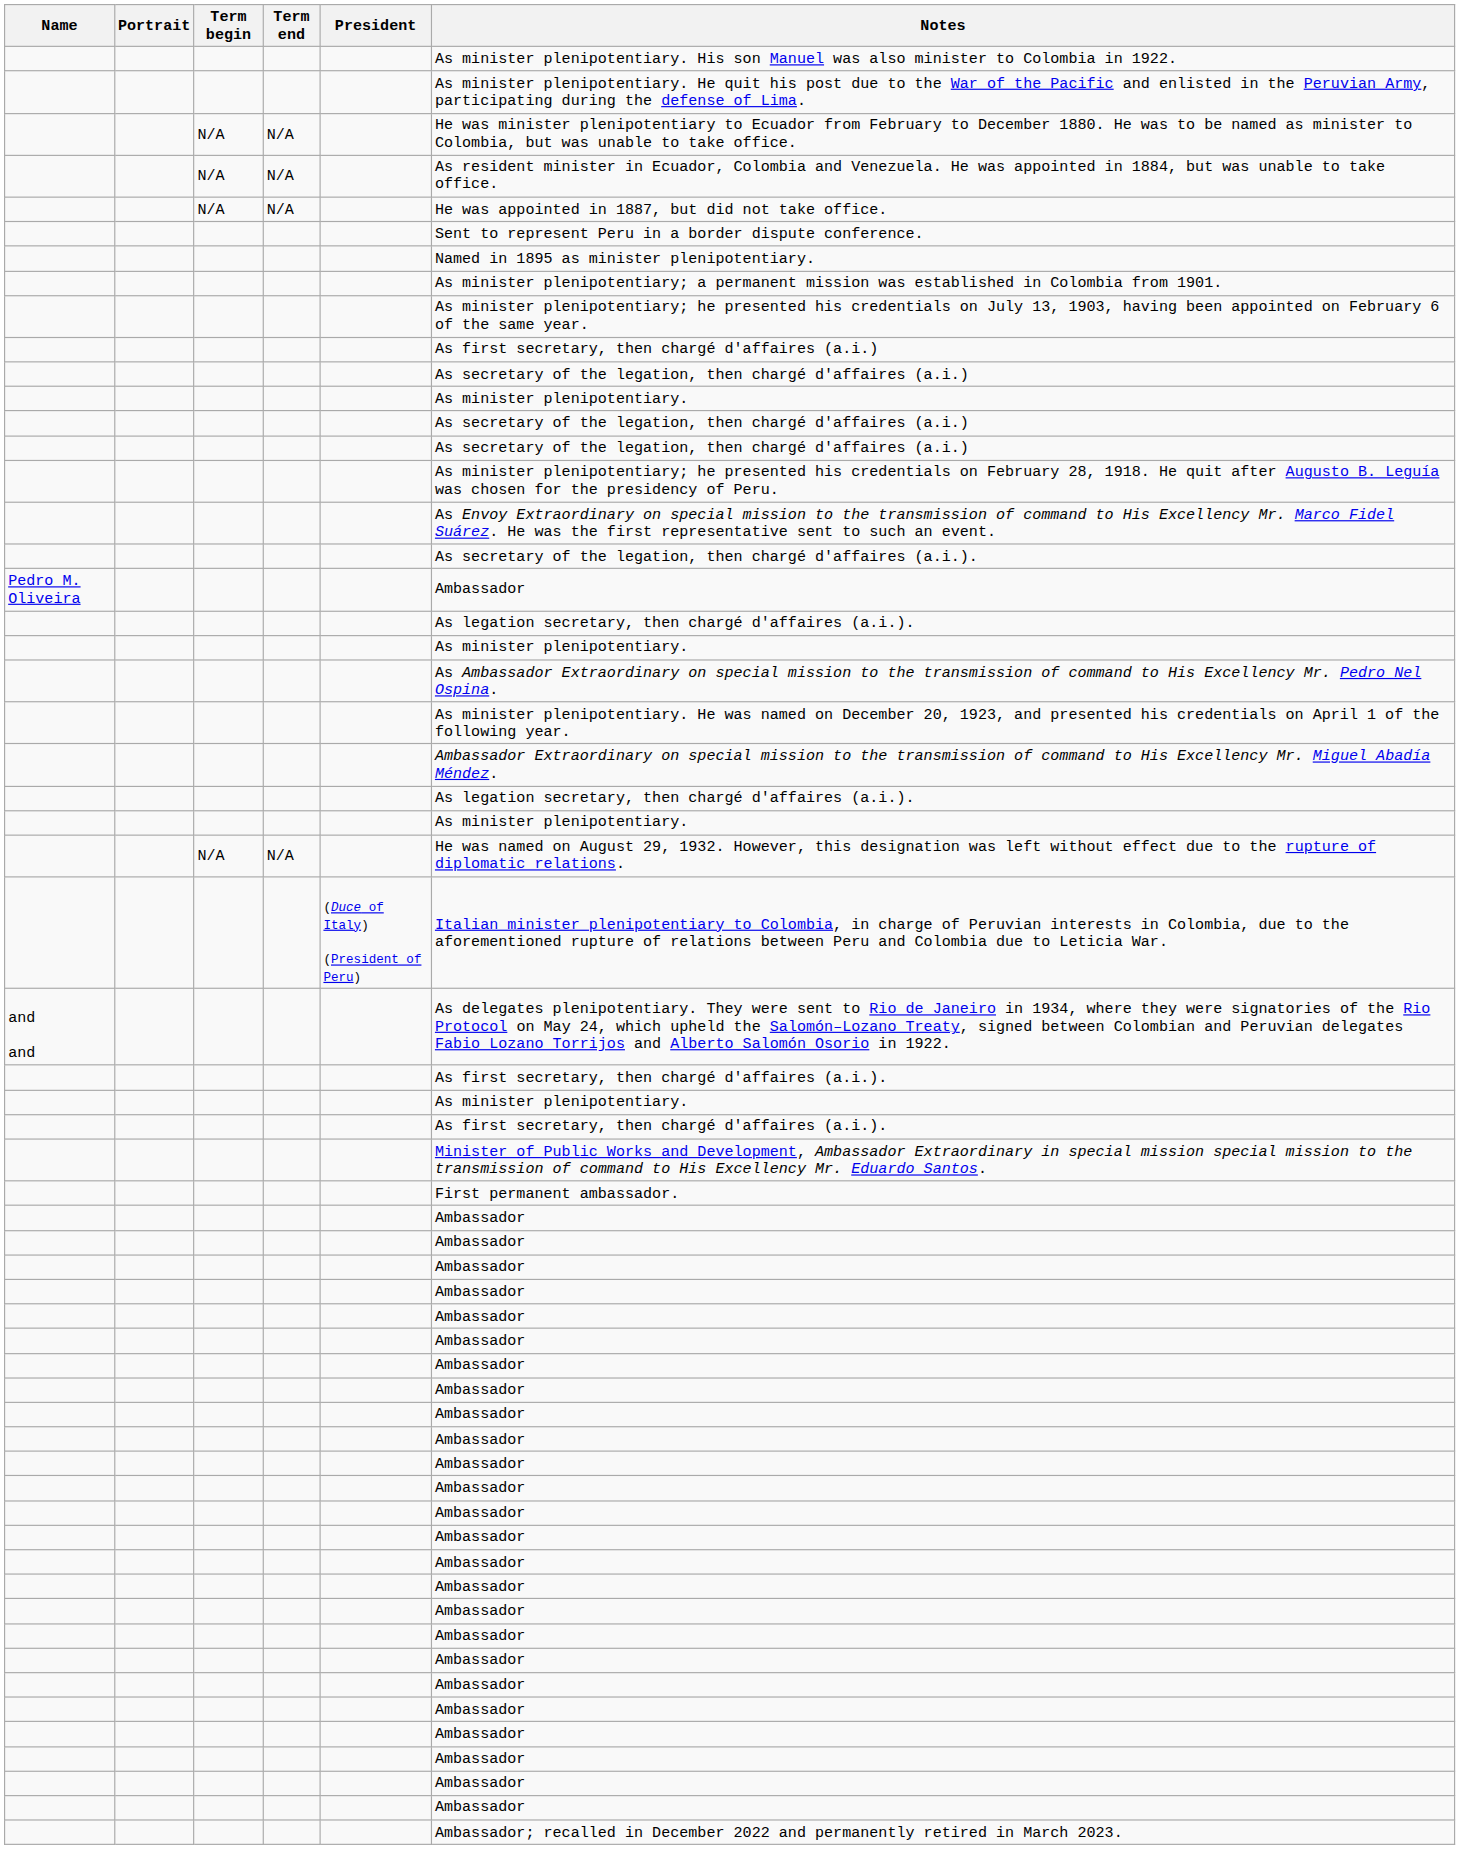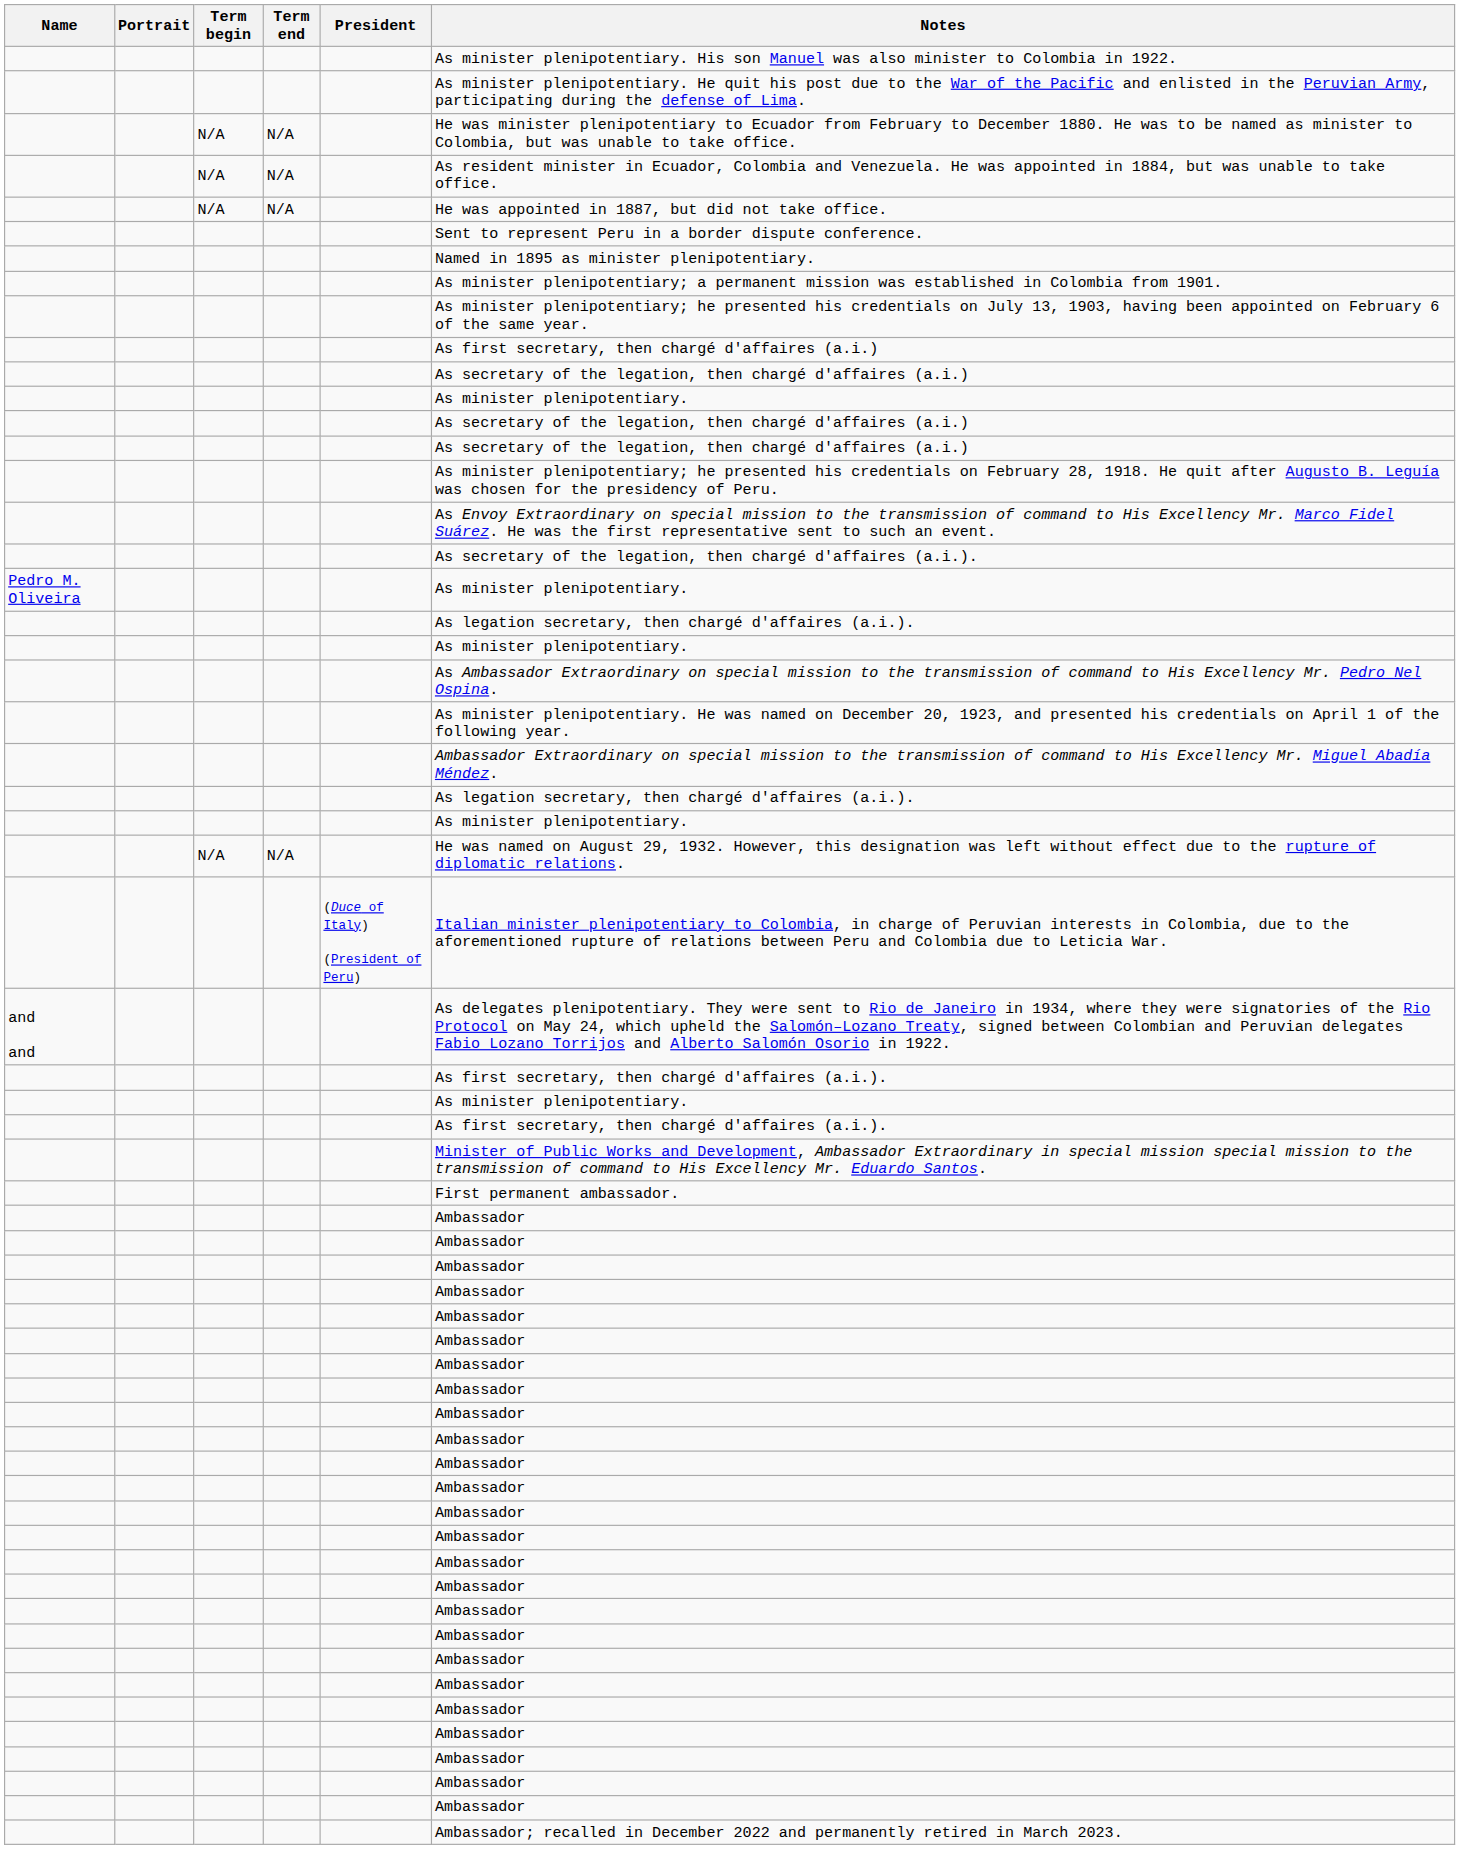(480, 590) Ambassador -> (562, 590) As minister plenipotentiary.
